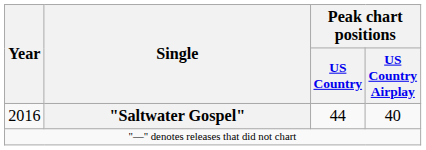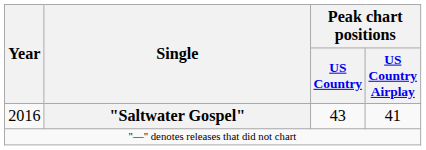(338, 115) 44 -> (338, 115) 43
(393, 115) 40 -> (393, 115) 41
